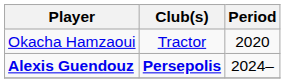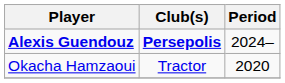rows swapped: (72, 42) <-> (71, 66)
